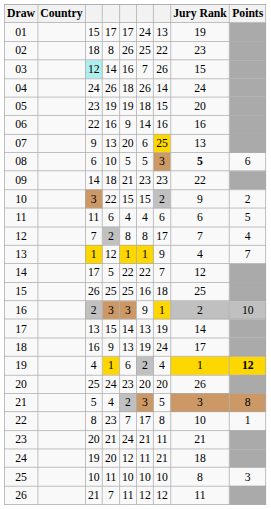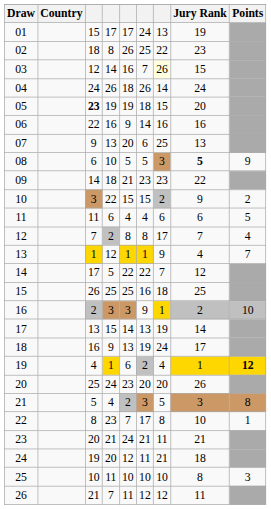(94, 69) paleturquoise background -> (94, 69) no background
(162, 69) no background -> (162, 69) lightyellow background
(94, 106) normal -> (94, 106) bold
(162, 143) gold background -> (162, 143) no background
(248, 161) 6 -> (248, 161) 9
